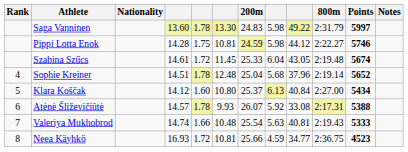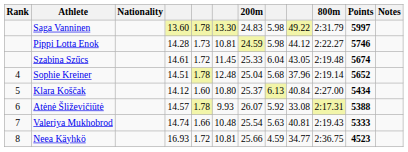(202, 44) 1.75 -> (202, 44) 1.73
